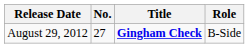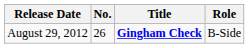(100, 33) 27 -> (100, 33) 26
